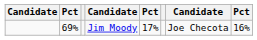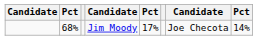(70, 28) 69% -> (70, 28) 68%
(241, 28) 16% -> (241, 28) 14%
